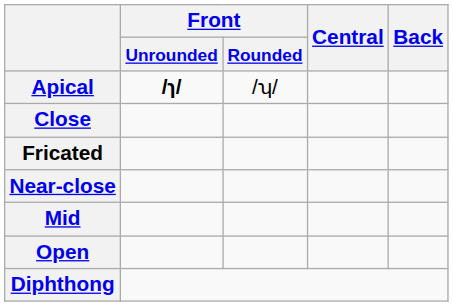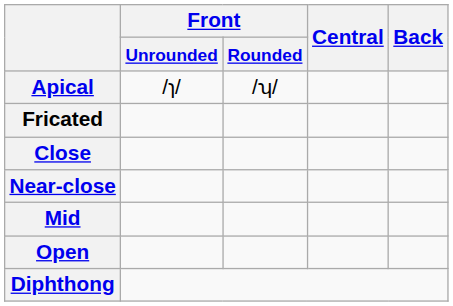(172, 86) bold -> (172, 86) normal
rows swapped: (63, 152) <-> (63, 119)
